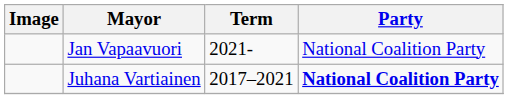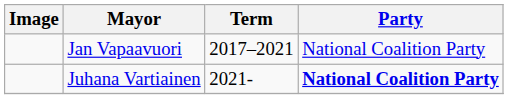(231, 49) 2021- -> (251, 49) 2017–2021
(251, 78) 2017–2021 -> (231, 78) 2021-
